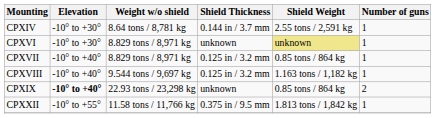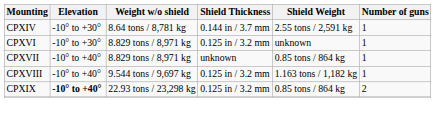(218, 43) unknown -> (235, 43) 0.125 in / 3.2 mm
(293, 43) khaki background -> (293, 43) no background
(235, 58) 0.125 in / 3.2 mm -> (218, 58) unknown
(218, 89) unknown -> (235, 89) 0.125 in / 3.2 mm
- row: (23, 105)
